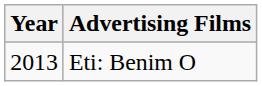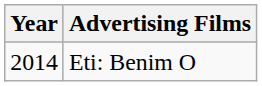(34, 61) 2013 -> (34, 61) 2014
